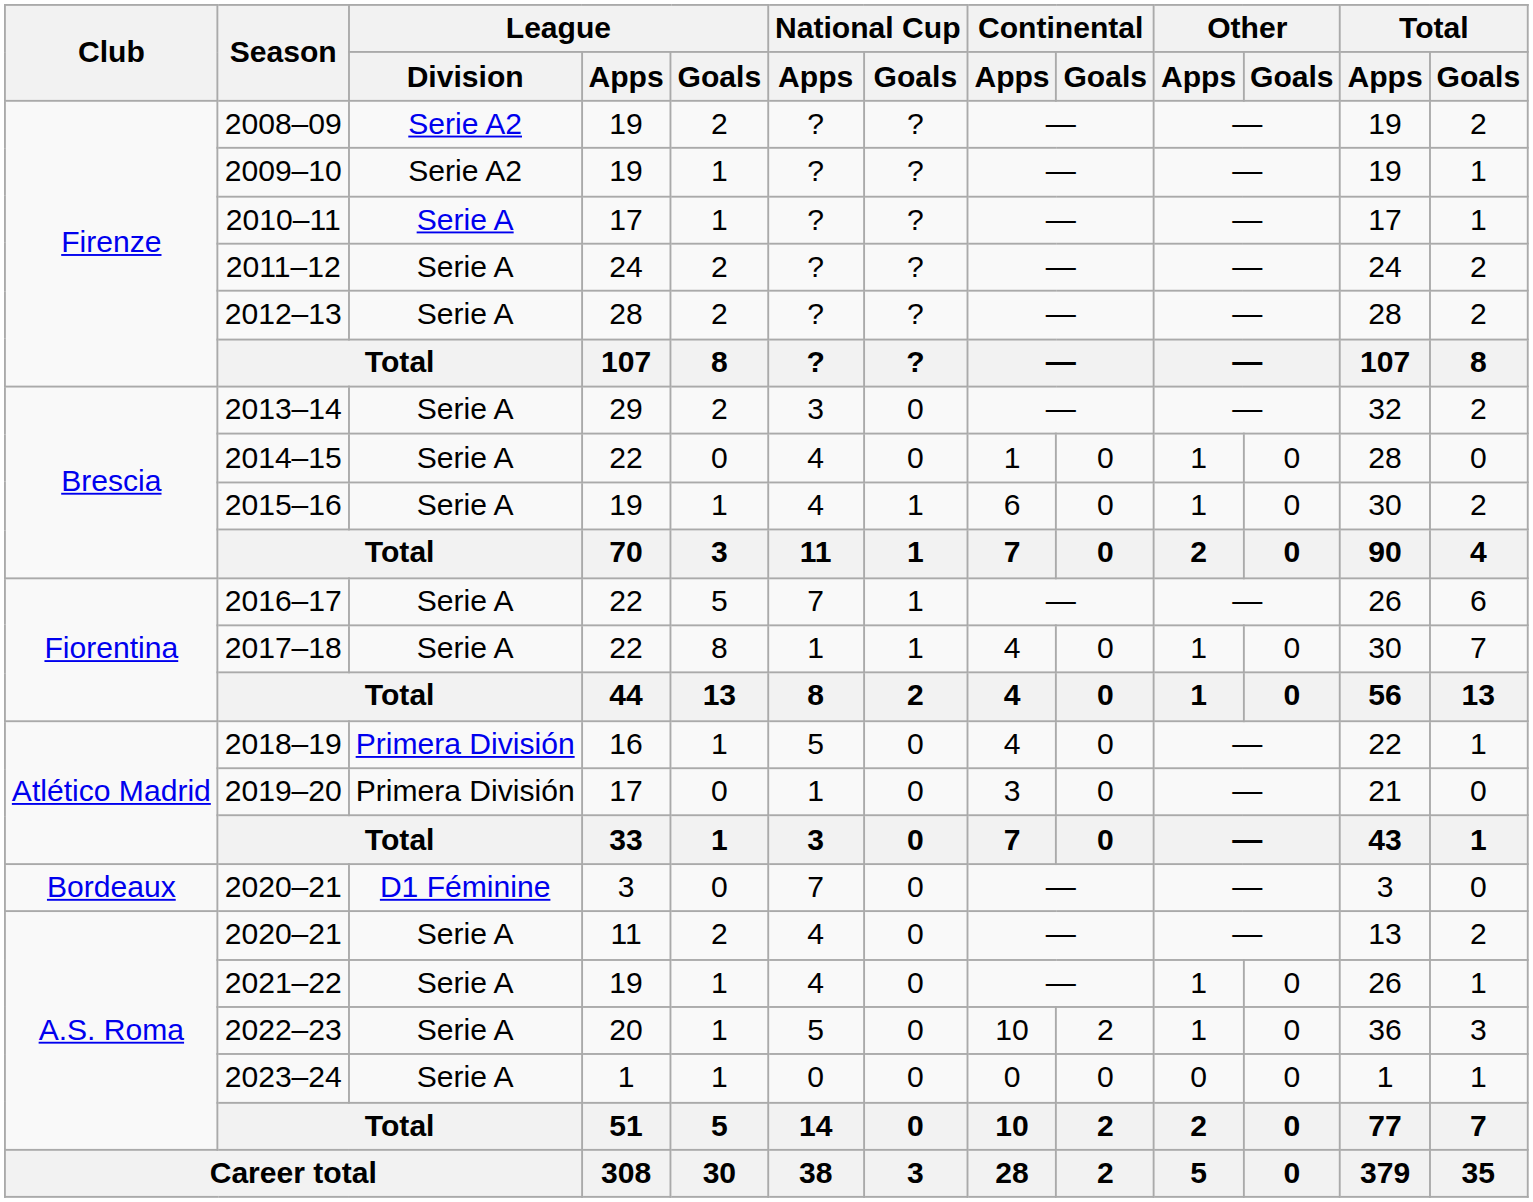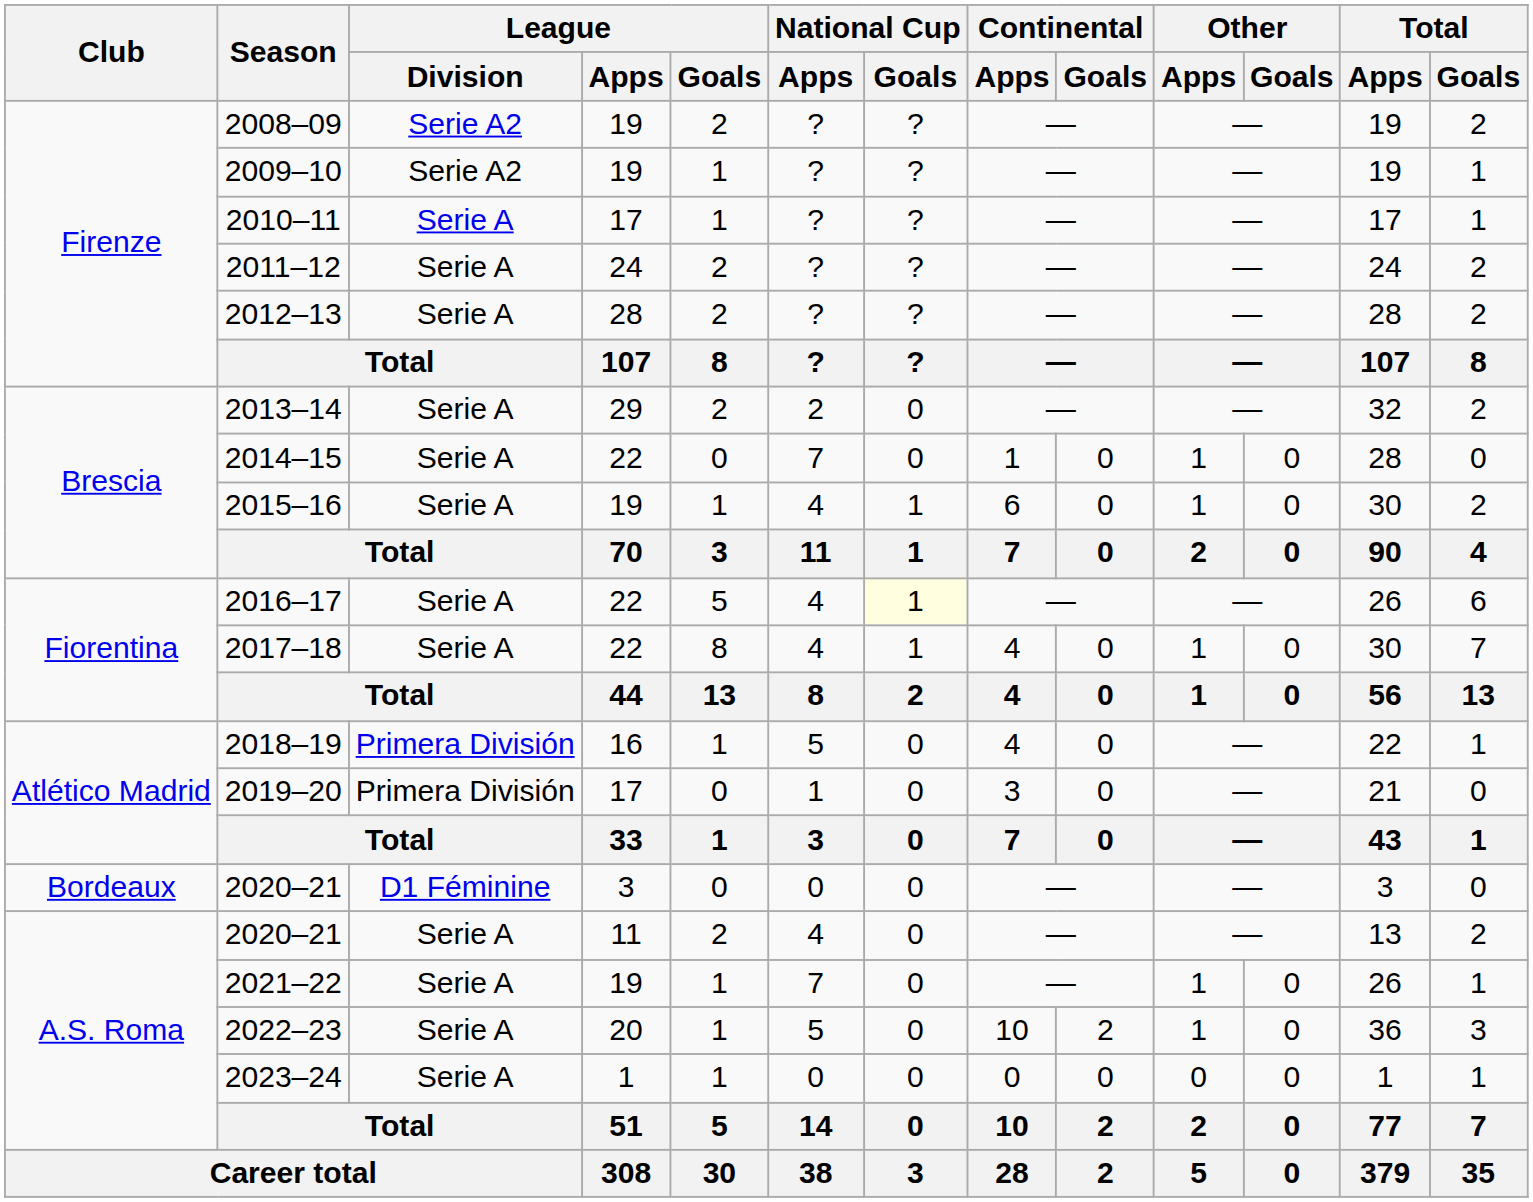(816, 409) 3 -> (816, 409) 2
(816, 457) 4 -> (816, 457) 7
(816, 600) 7 -> (816, 600) 4
(915, 600) no background -> (915, 600) lightyellow background
(816, 648) 1 -> (816, 648) 4
(816, 887) 7 -> (816, 887) 0
(816, 982) 4 -> (816, 982) 7
